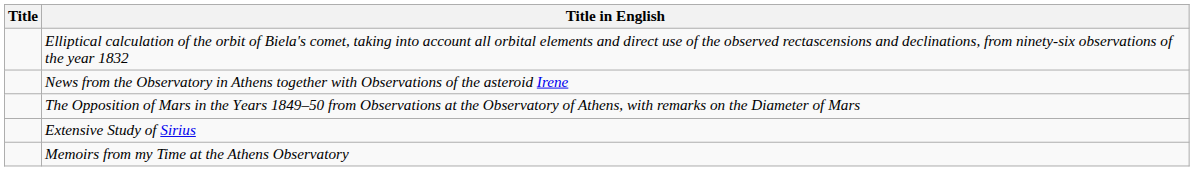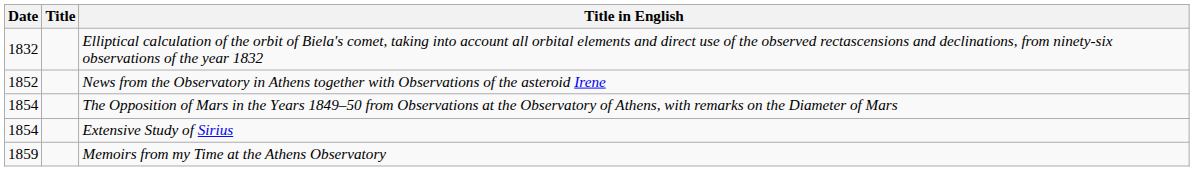+ column: (23, 16)
